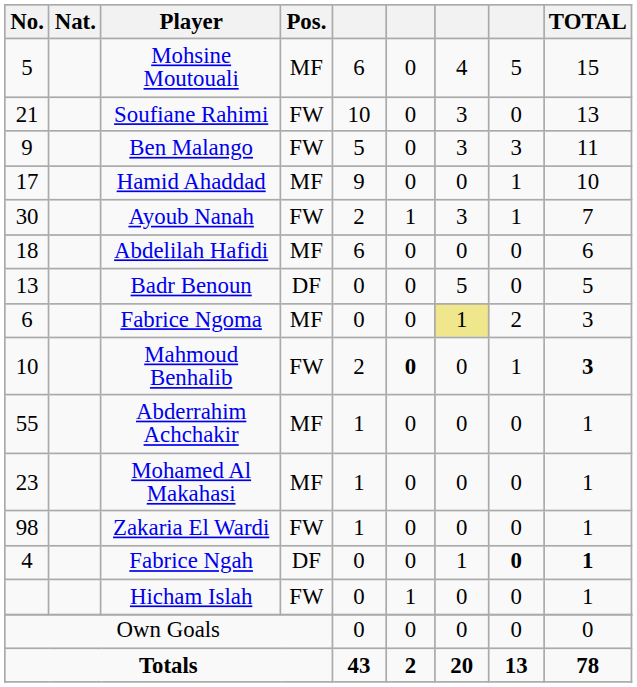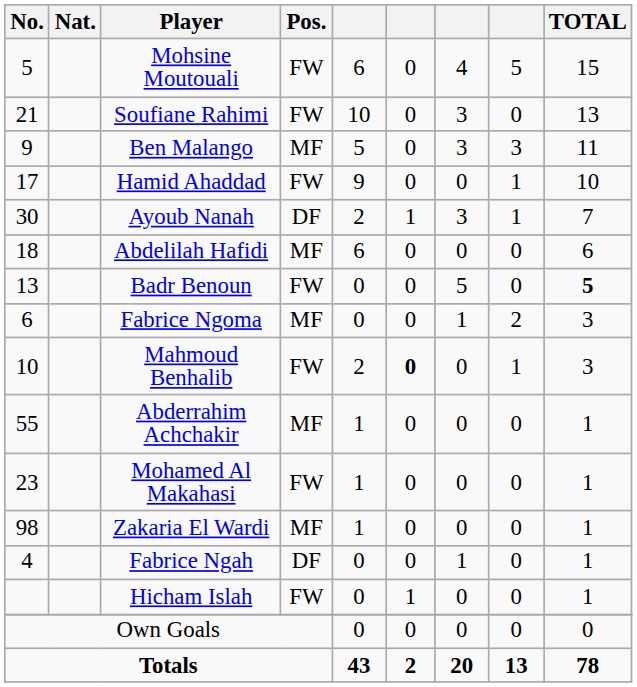(306, 67) MF -> (306, 67) FW
(306, 147) FW -> (306, 147) MF
(306, 182) MF -> (306, 182) FW
(306, 216) FW -> (306, 216) DF
(306, 285) DF -> (306, 285) FW
(588, 285) normal -> (588, 285) bold
(462, 319) khaki background -> (462, 319) no background
(588, 365) bold -> (588, 365) normal
(306, 481) MF -> (306, 481) FW
(306, 527) FW -> (306, 527) MF
(516, 561) bold -> (516, 561) normal
(588, 561) bold -> (588, 561) normal
